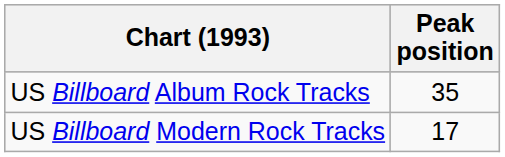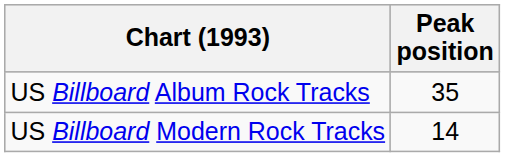(445, 131) 17 -> (445, 131) 14
